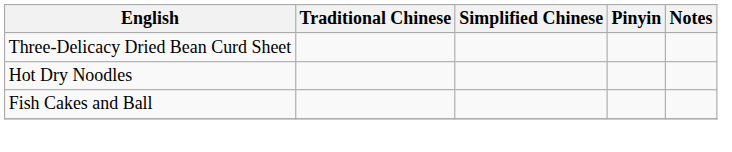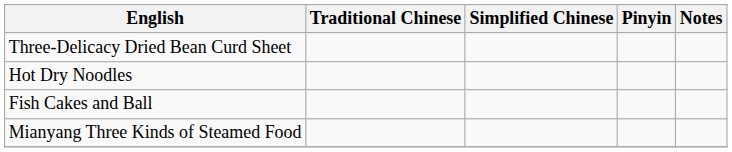+ row: (155, 132)
